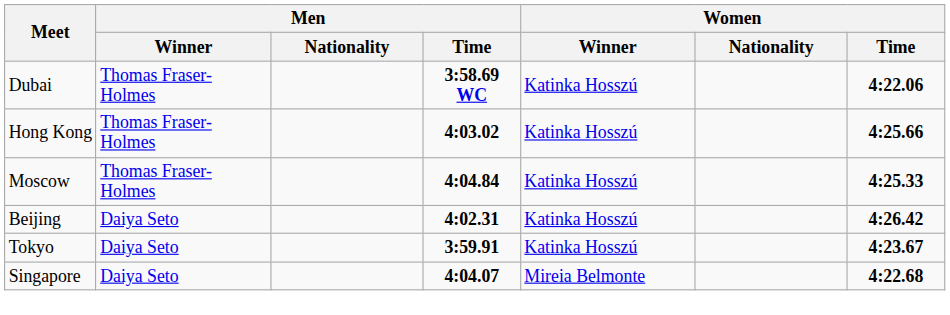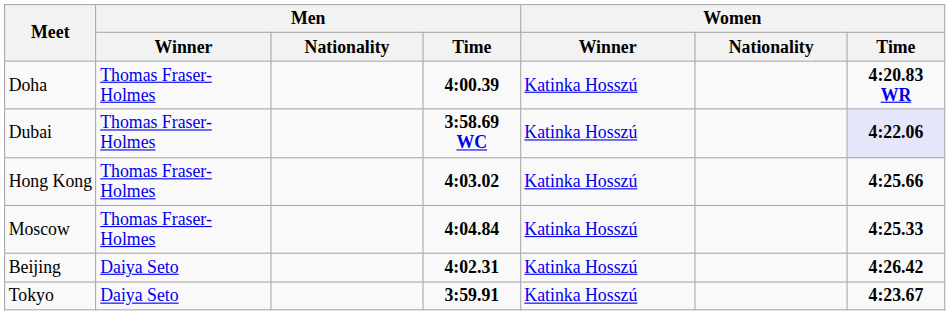+ row: (28, 84)
(896, 84) no background -> (896, 133) lavender background
- row: (45, 275)
